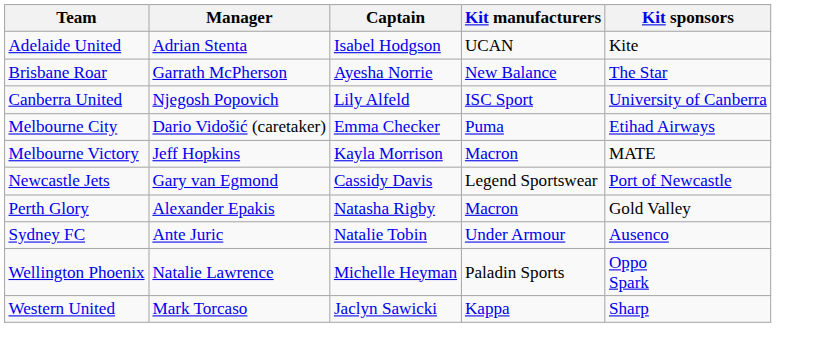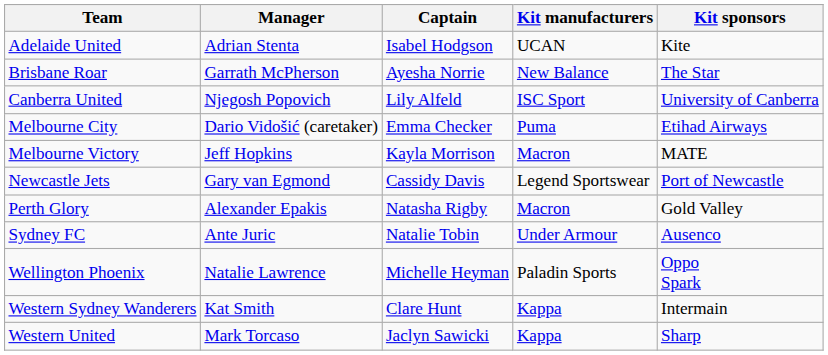+ row: (103, 308)
